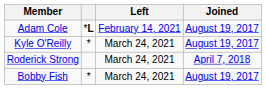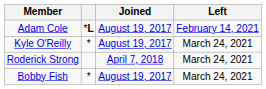columns swapped: (222, 12) <-> (139, 12)
